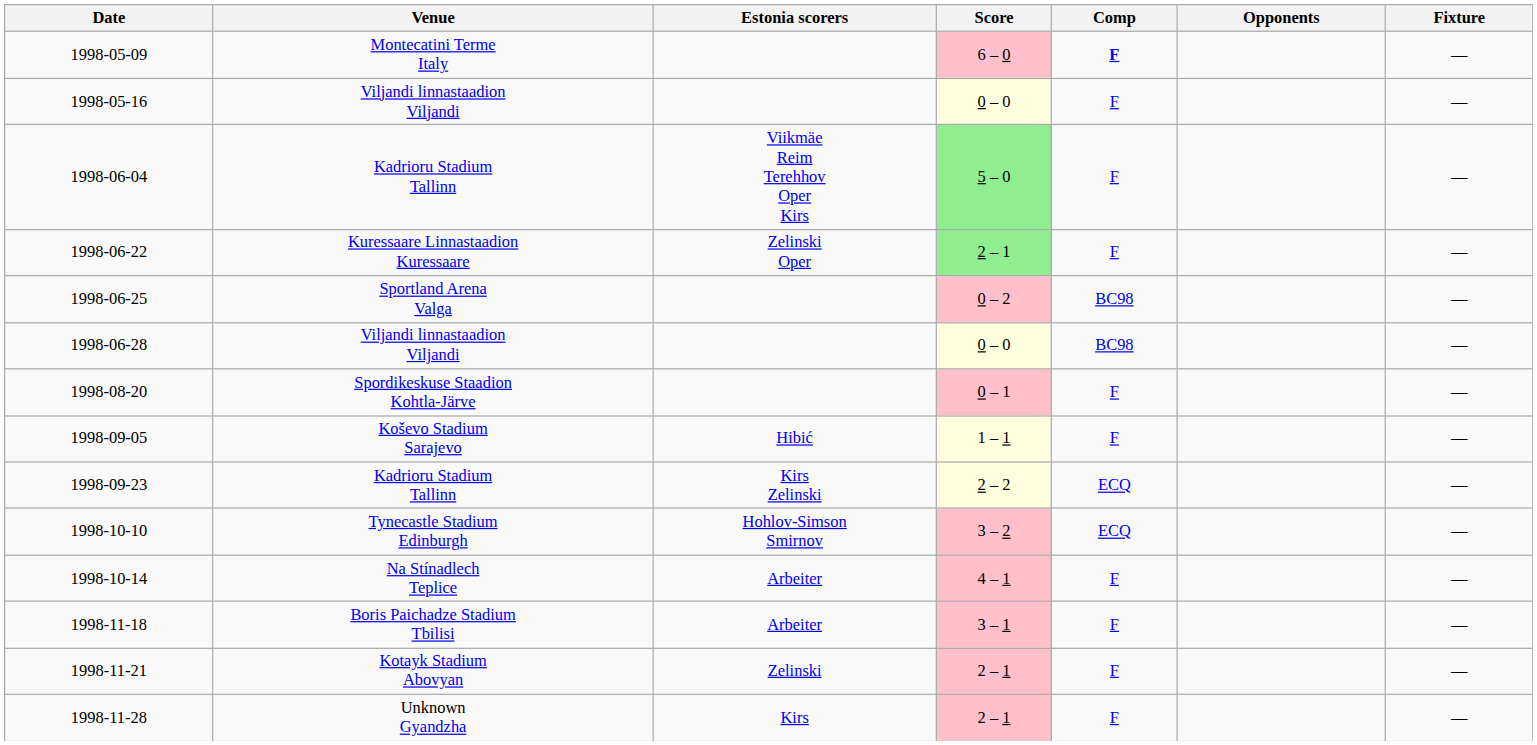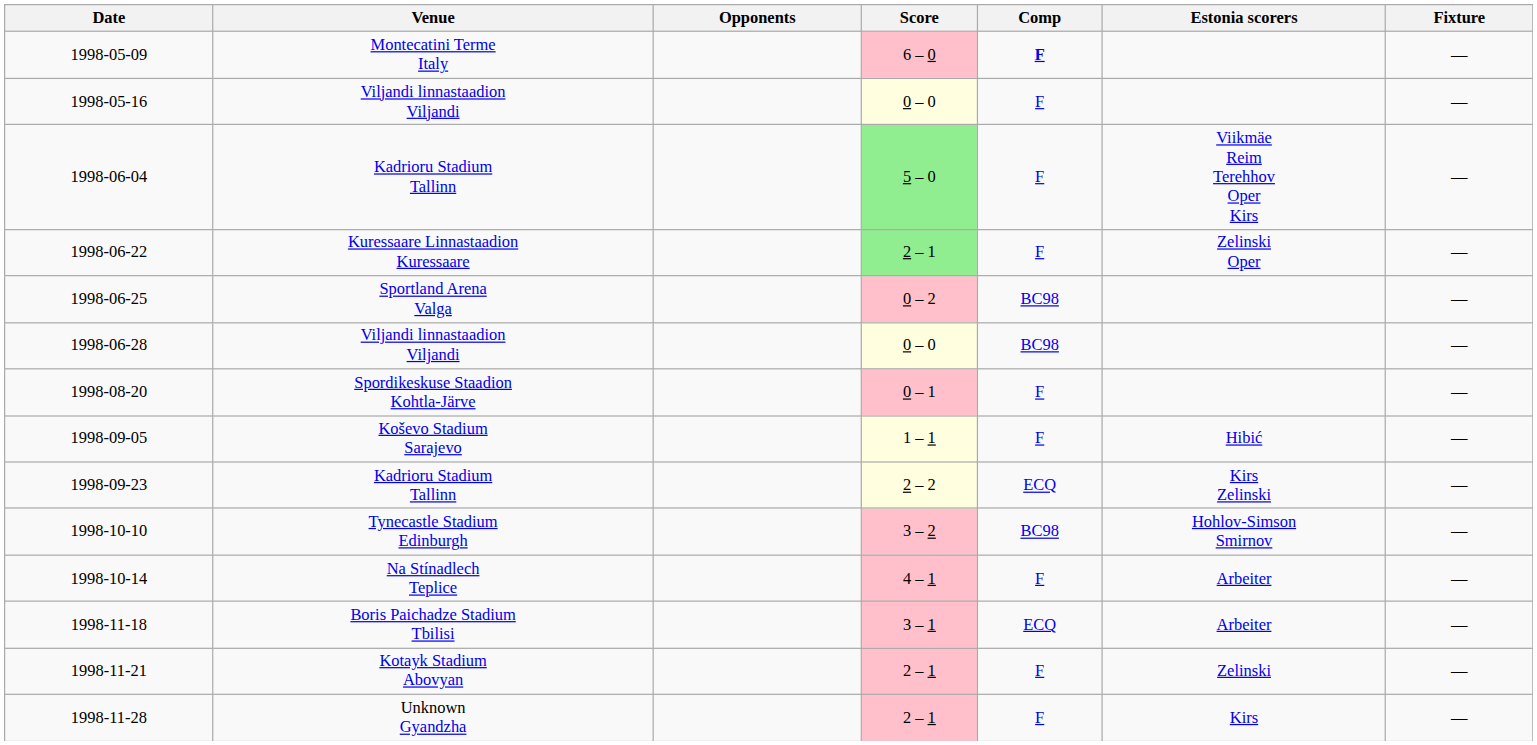columns swapped: (1281, 17) <-> (795, 17)
(1114, 531) ECQ -> (1040, 531) BC98
(1114, 624) F -> (1040, 624) ECQ
